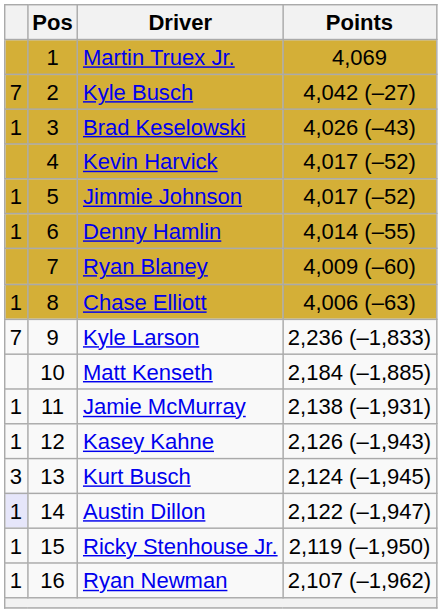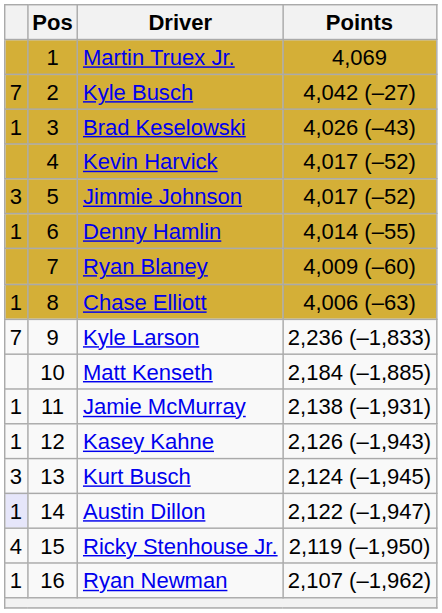(16, 197) 1 -> (16, 197) 3
(16, 546) 1 -> (16, 546) 4
